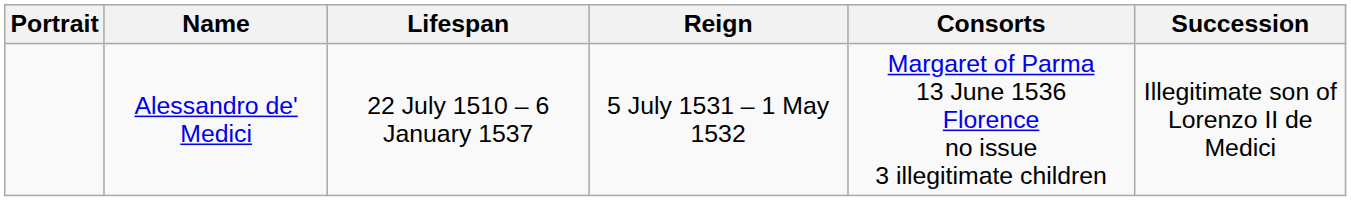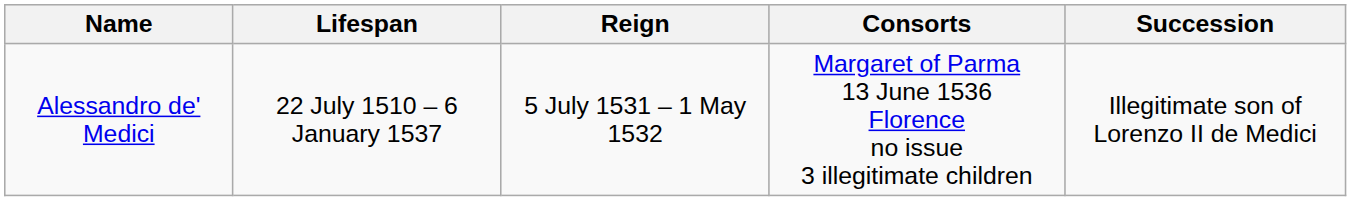- column: (55, 24)
